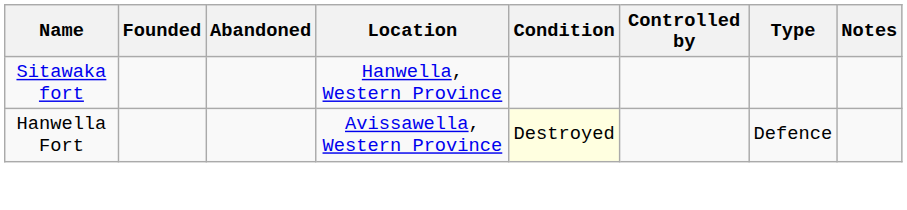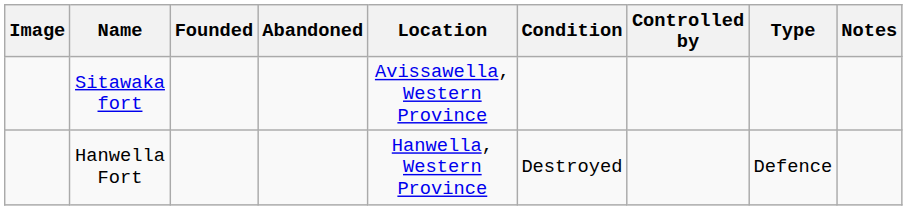+ column: (37, 31)
(412, 83) Hanwella, Western Province -> (442, 94) Avissawella, Western Province
(412, 135) Avissawella, Western Province -> (442, 167) Hanwella, Western Province
(564, 135) lightyellow background -> (572, 167) no background
